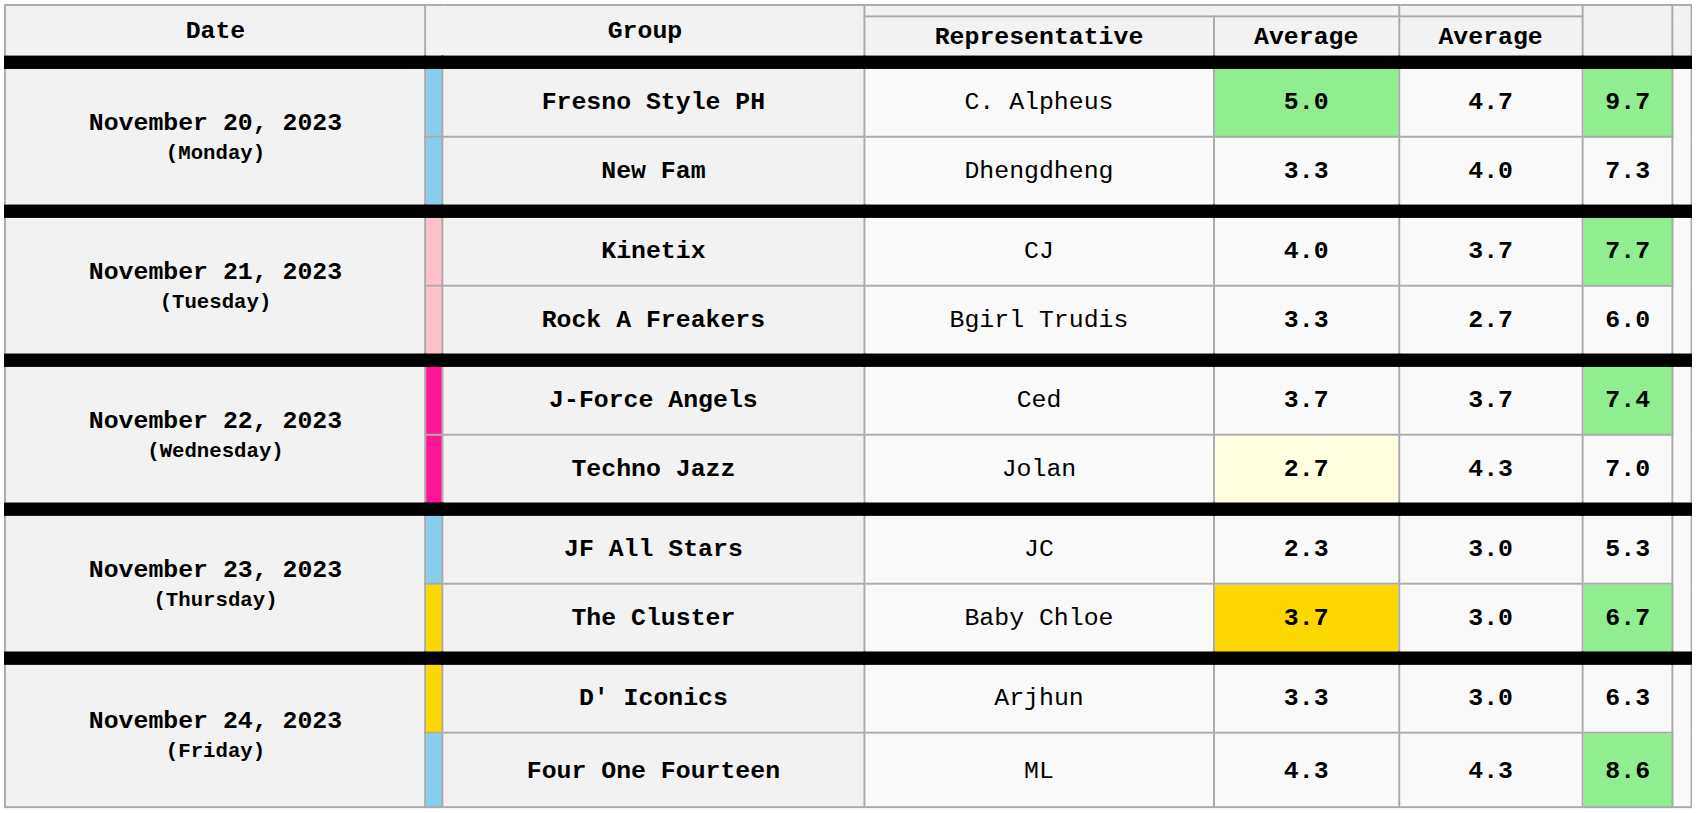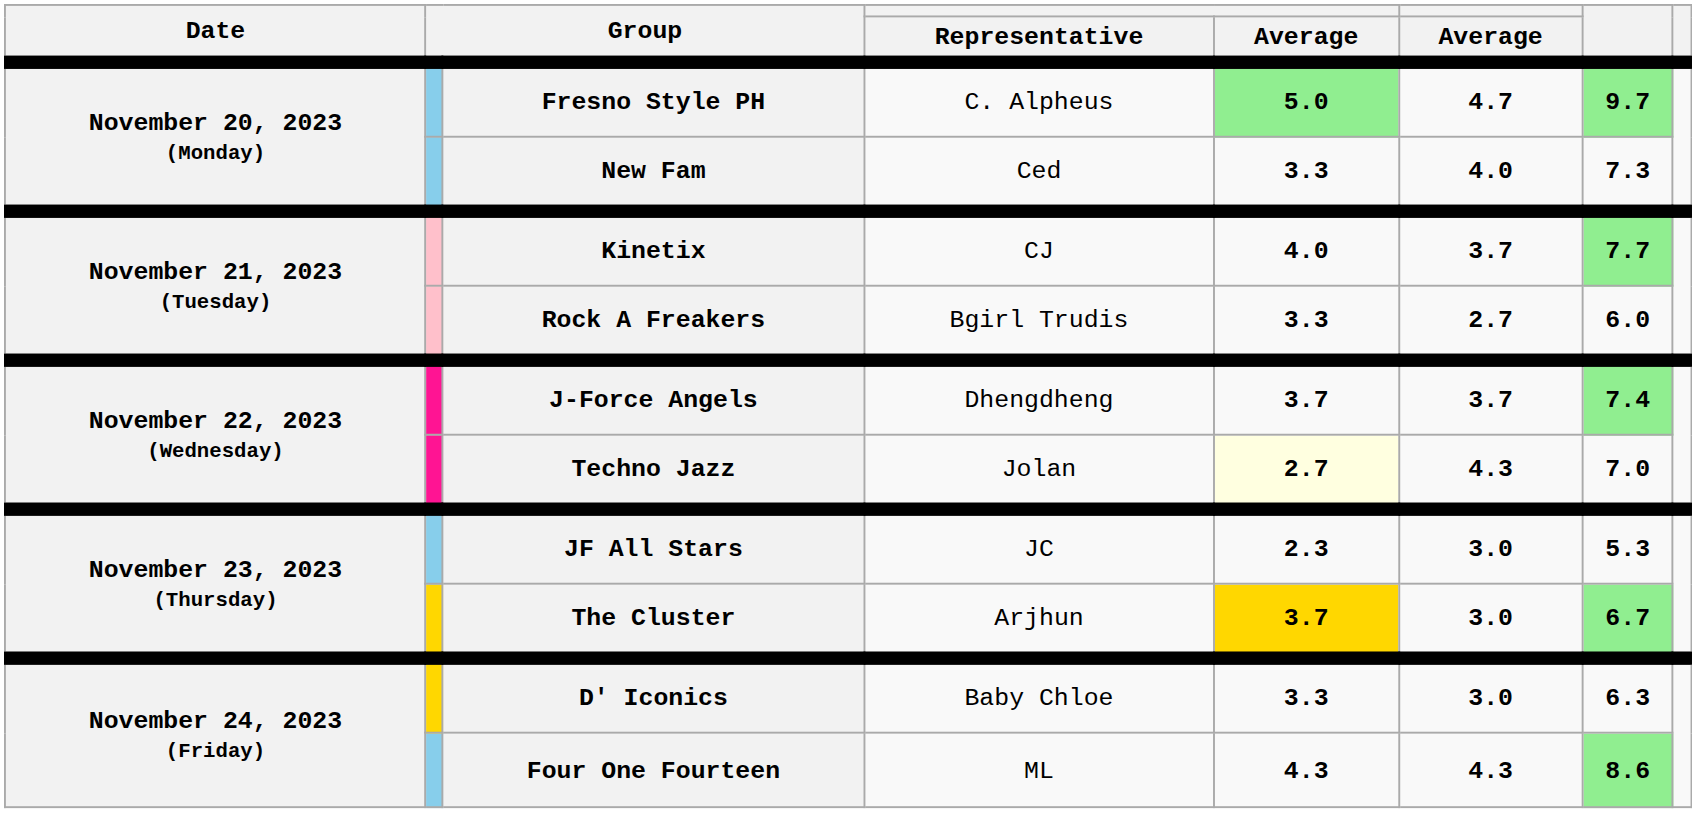(1039, 172) Dhengdheng -> (1039, 172) Ced
(1039, 401) Ced -> (1039, 401) Dhengdheng
(1039, 619) Baby Chloe -> (1039, 619) Arjhun
(1039, 699) Arjhun -> (1039, 699) Baby Chloe
